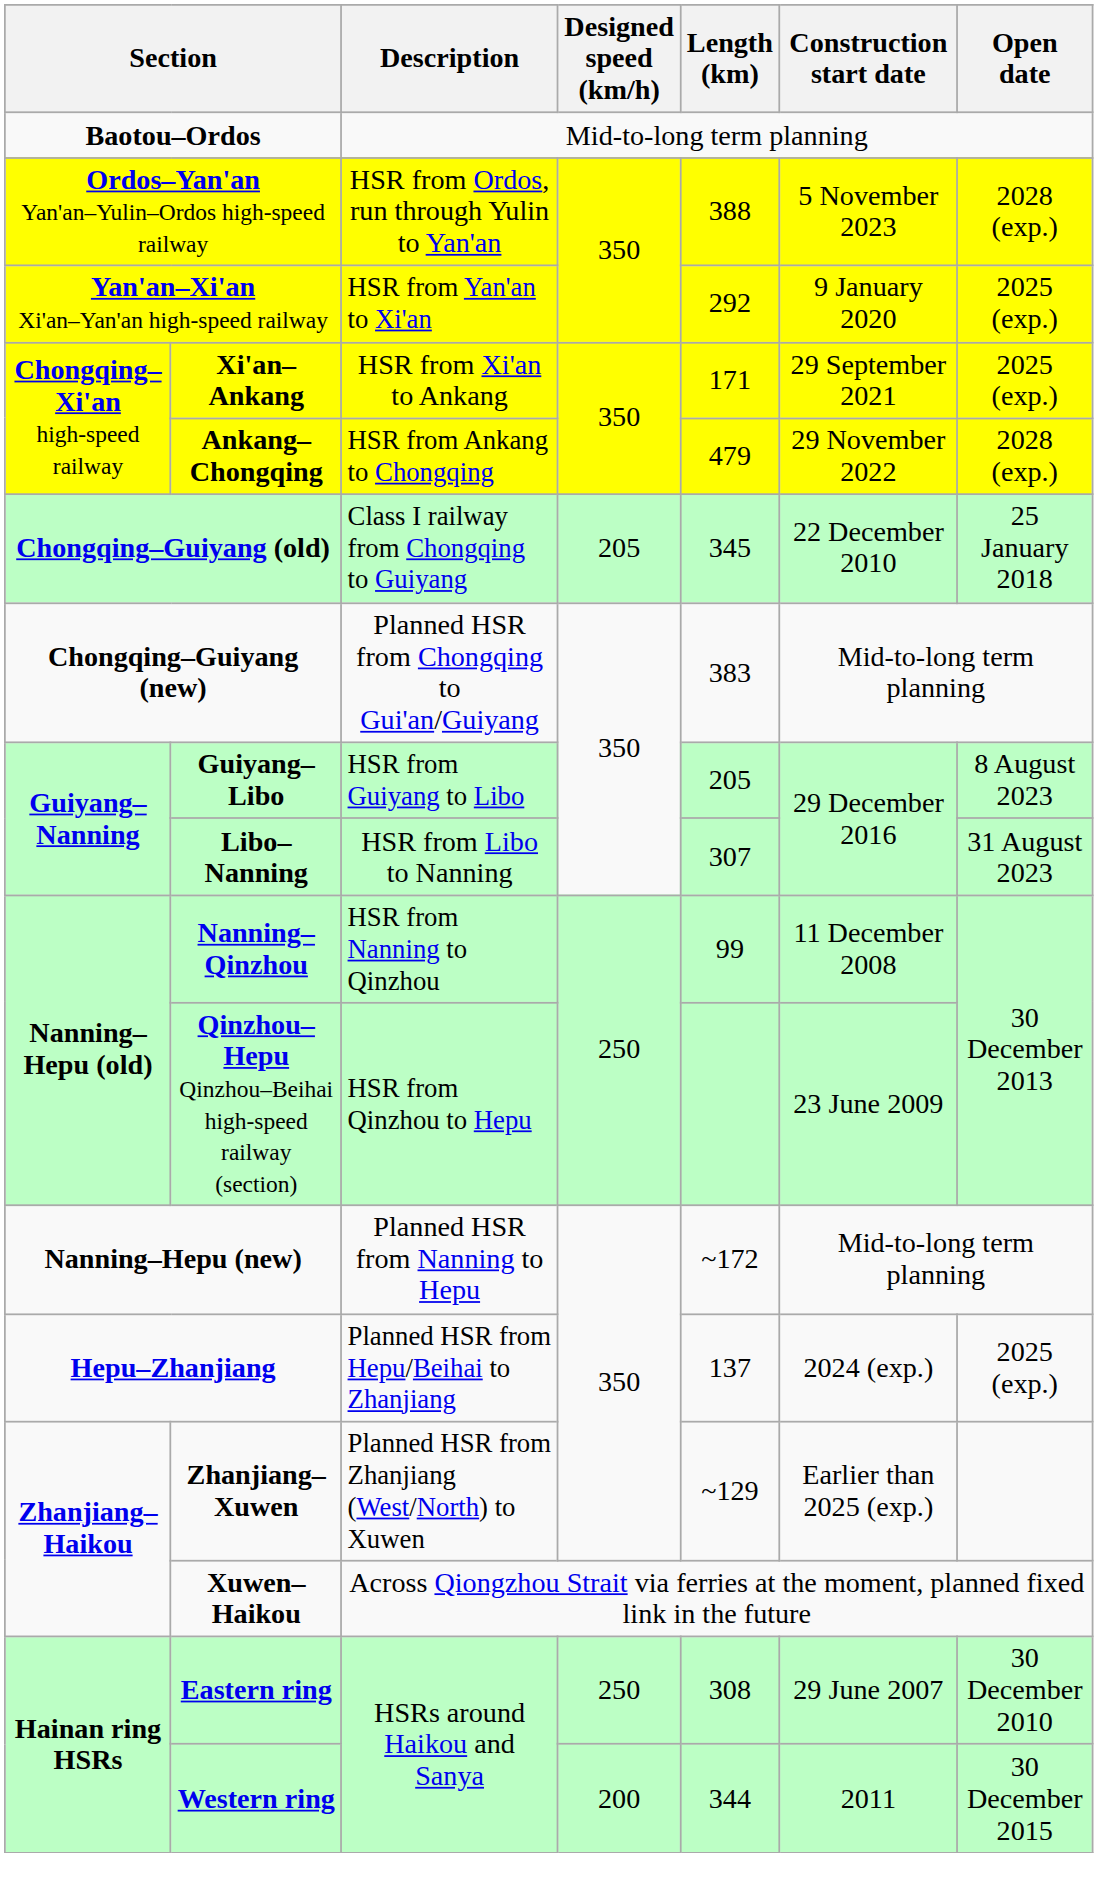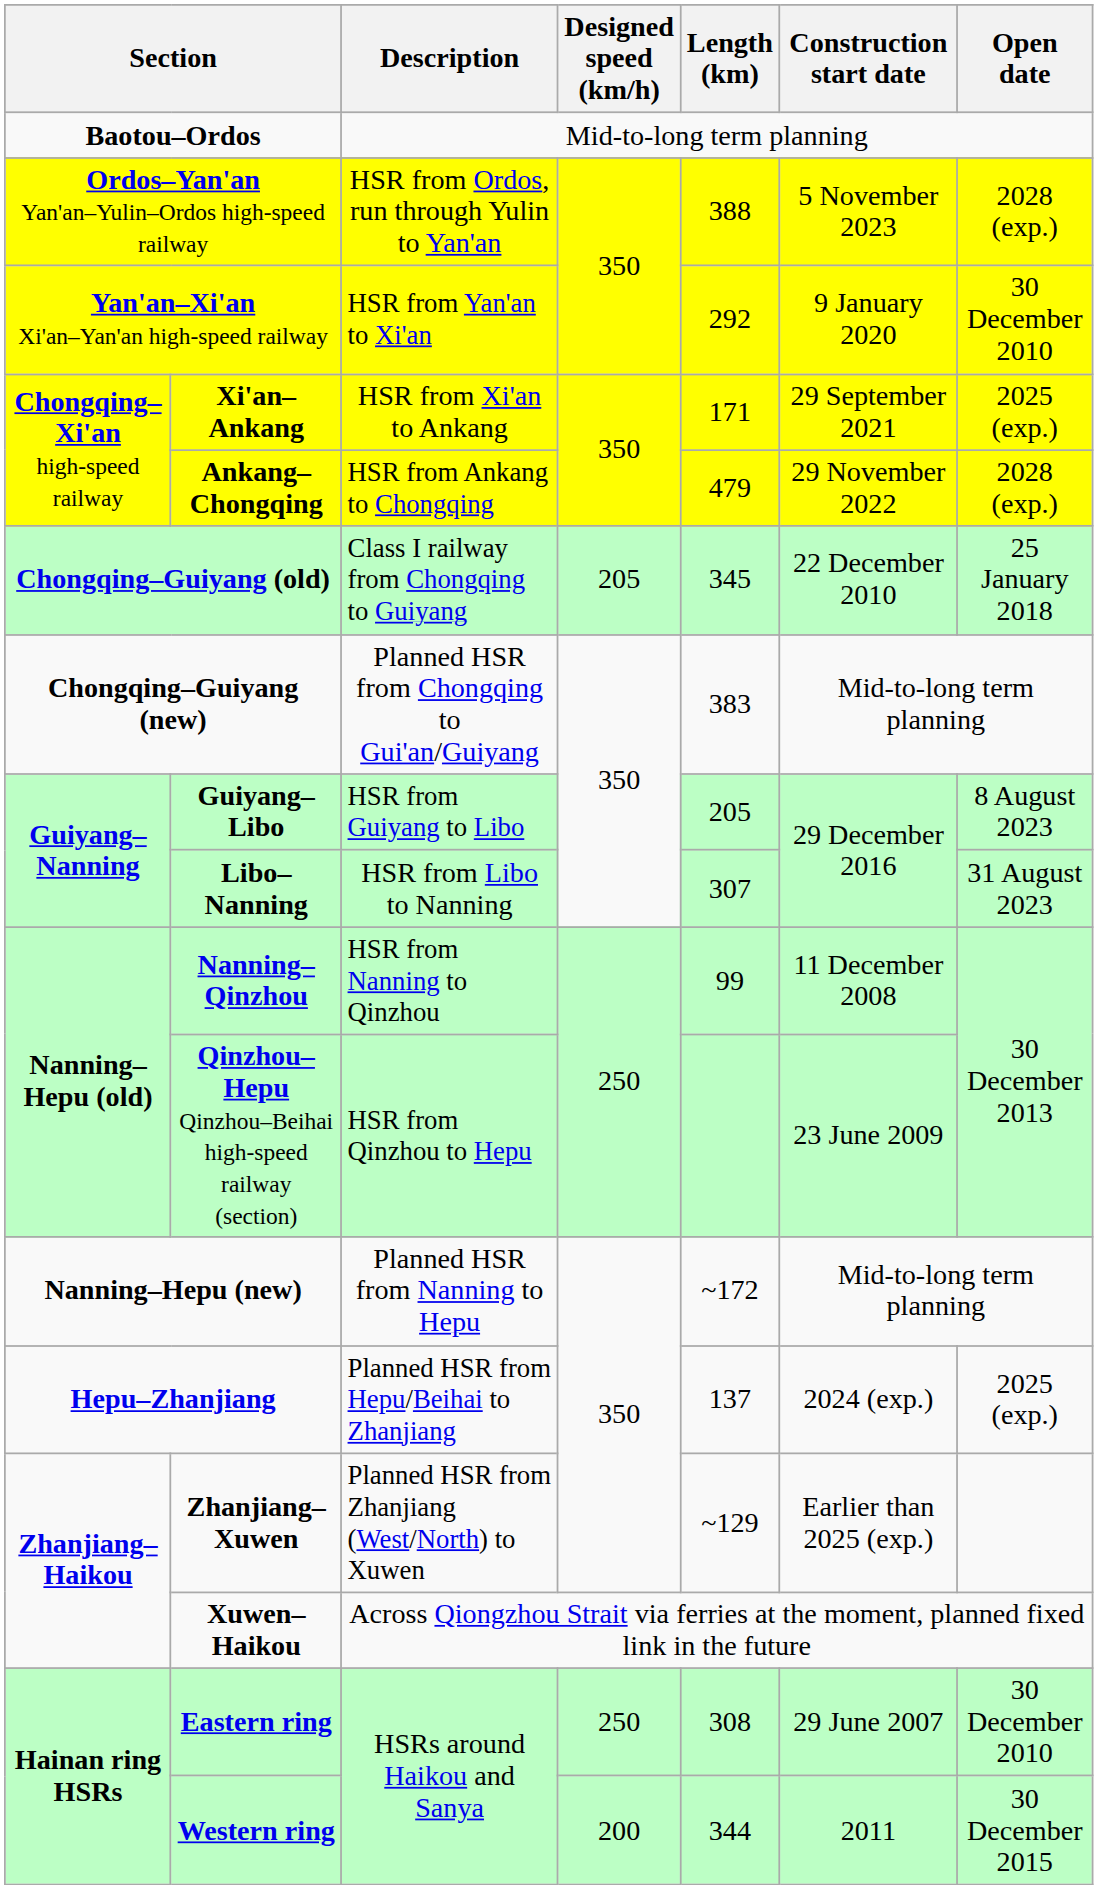(1025, 303) 2025 (exp.) -> (1025, 319) 30 December 2010
